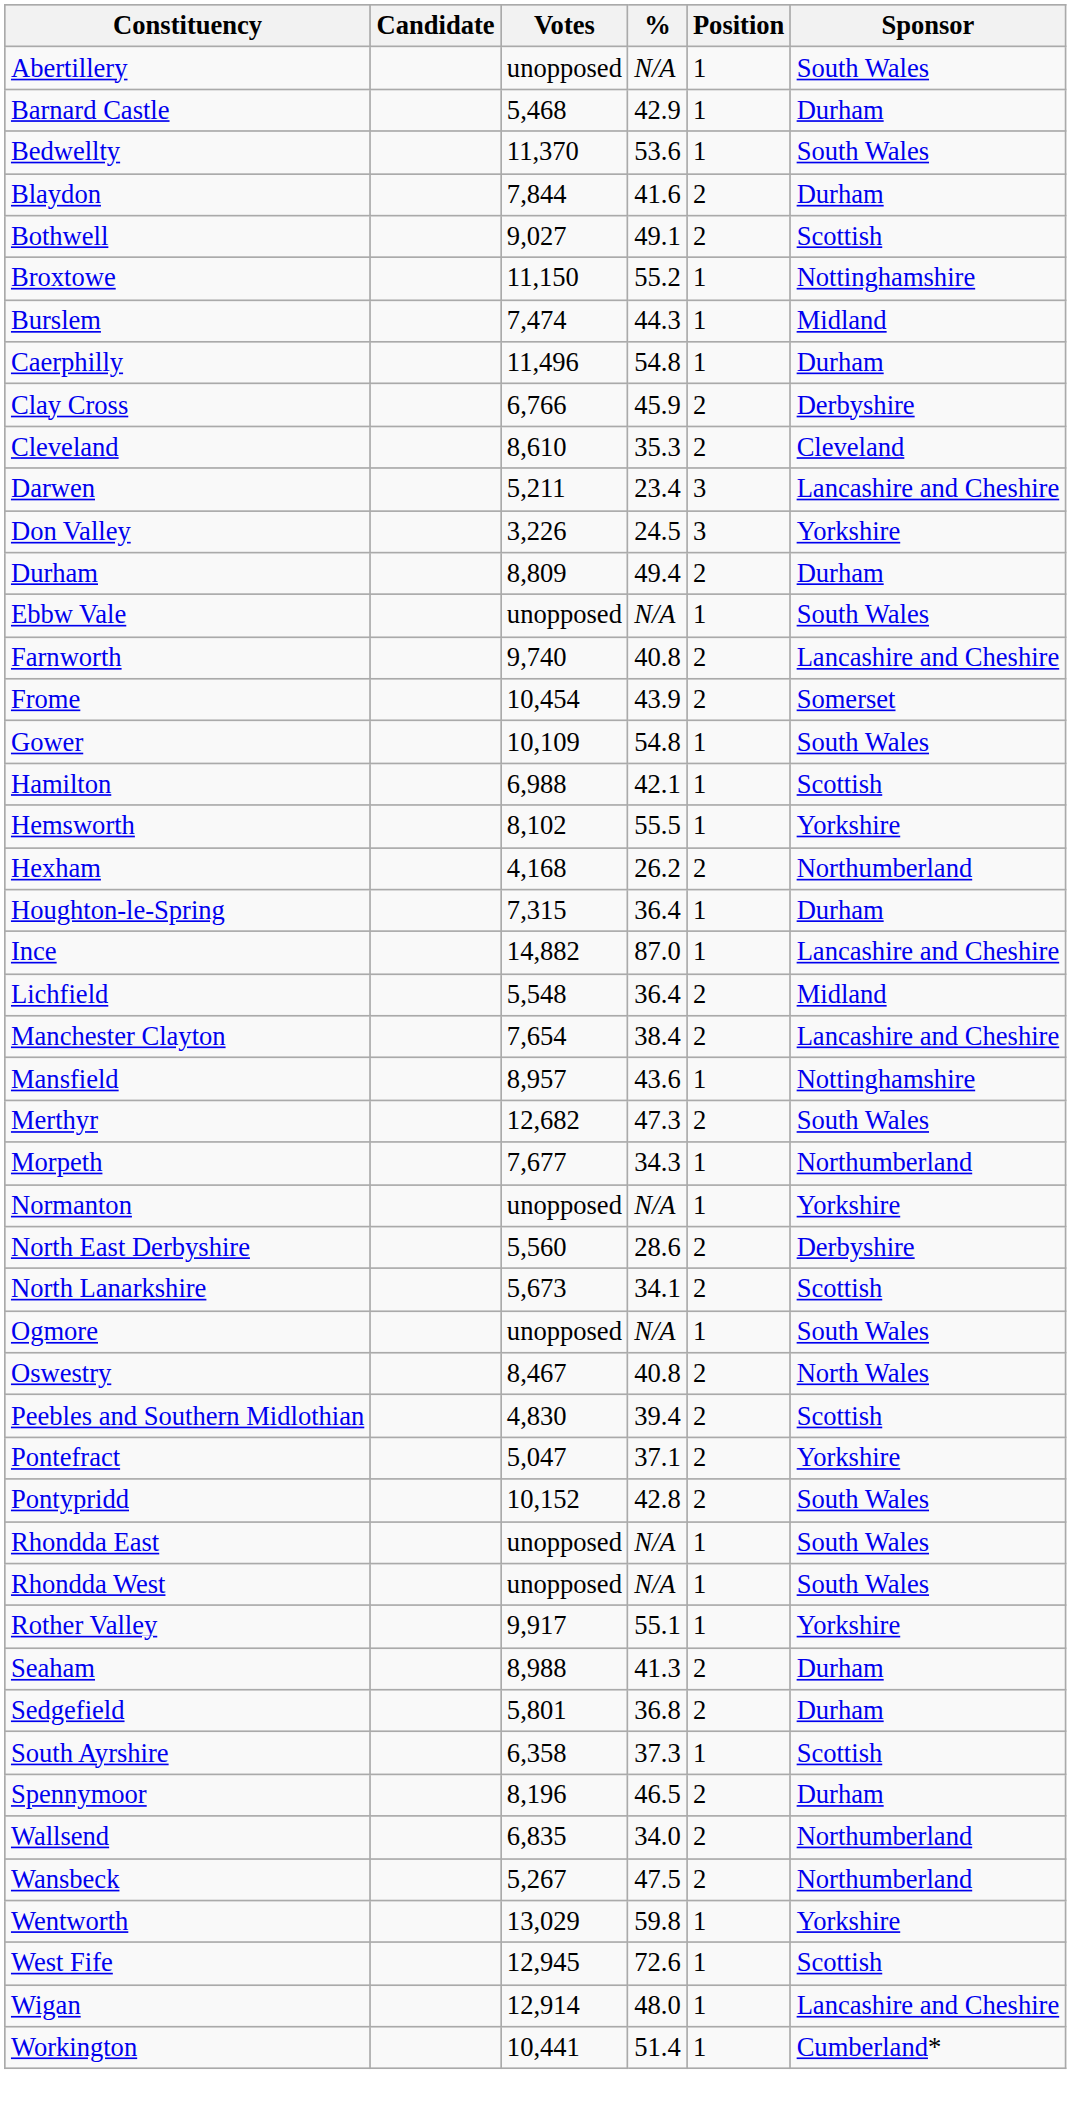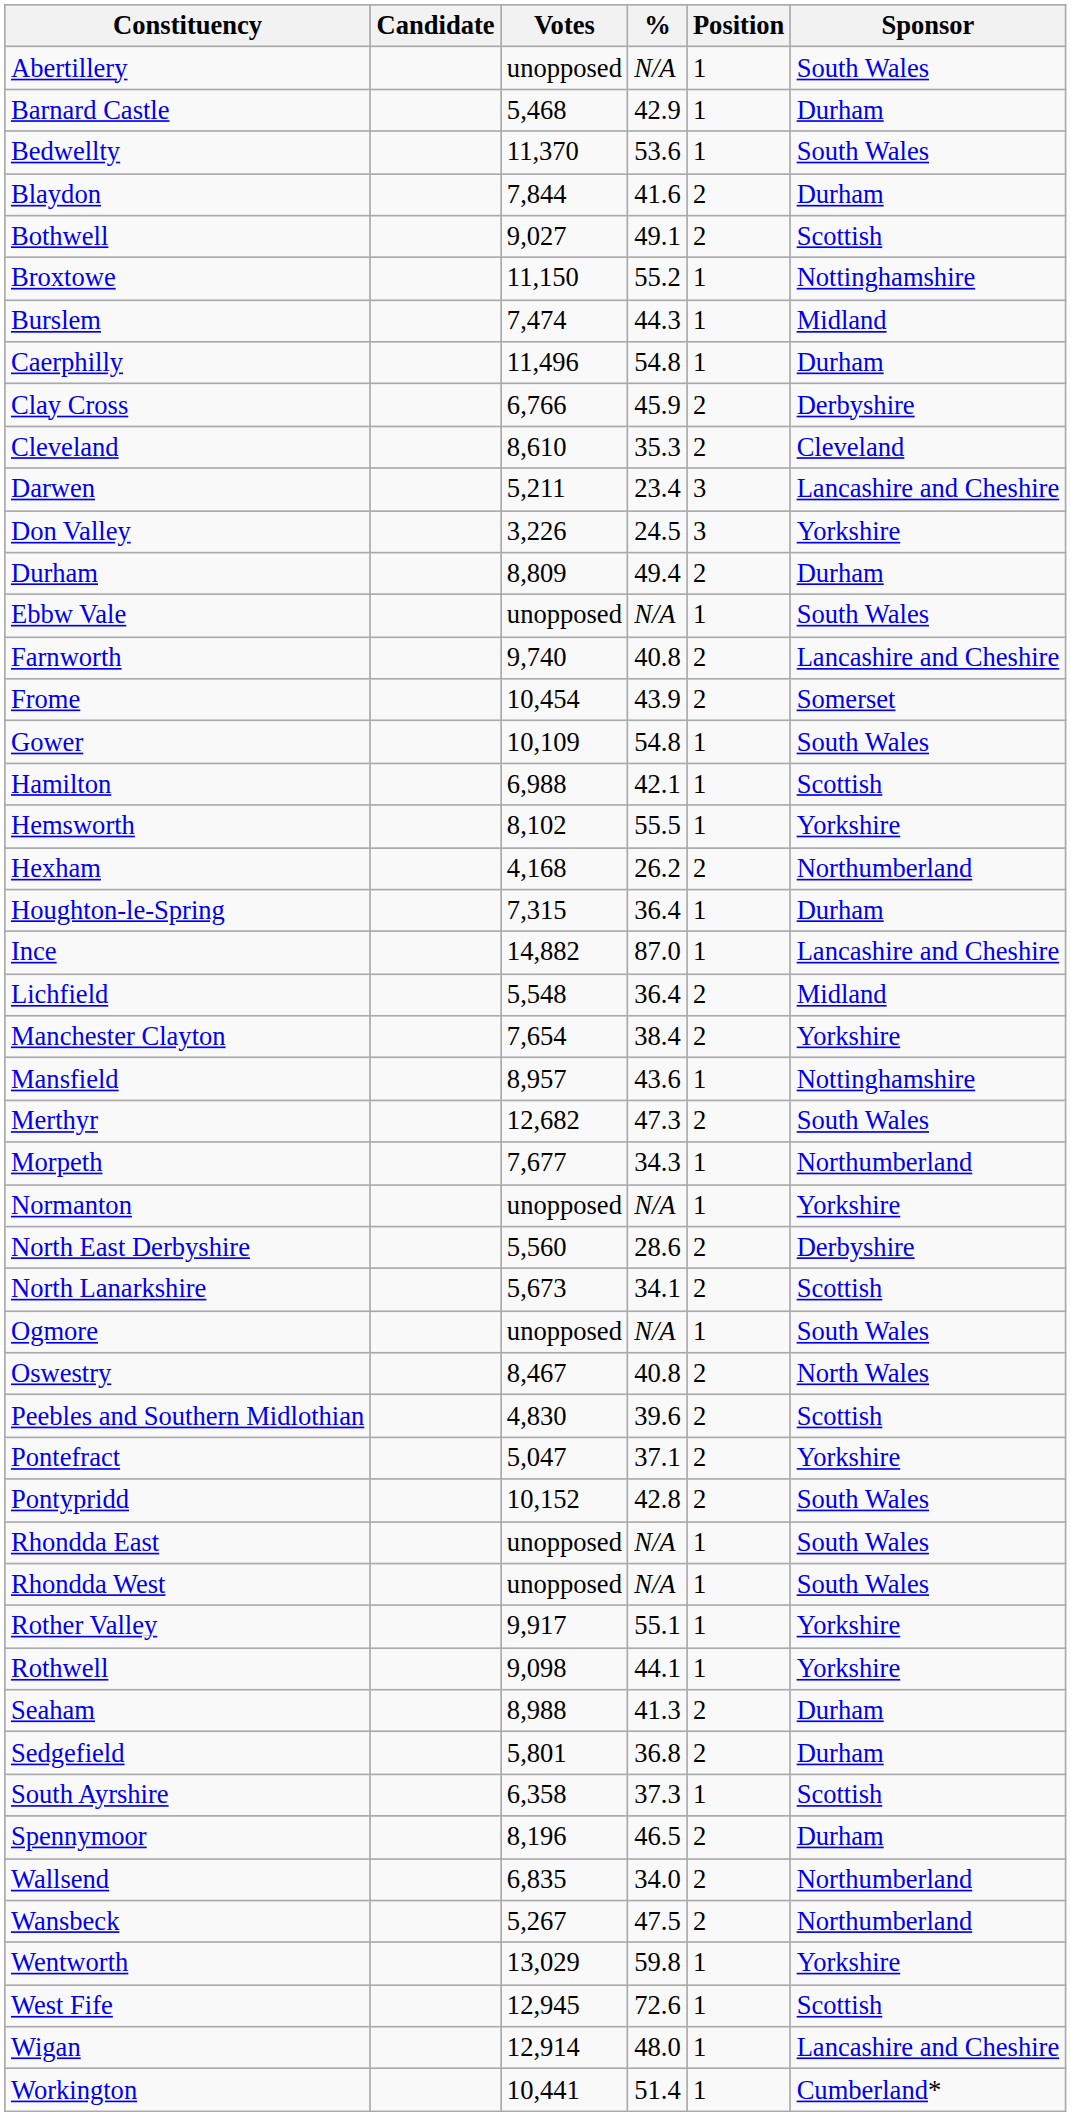(928, 1036) Lancashire and Cheshire -> (848, 1036) Yorkshire
(657, 1415) 39.4 -> (657, 1415) 39.6
+ row: (60, 1668)
